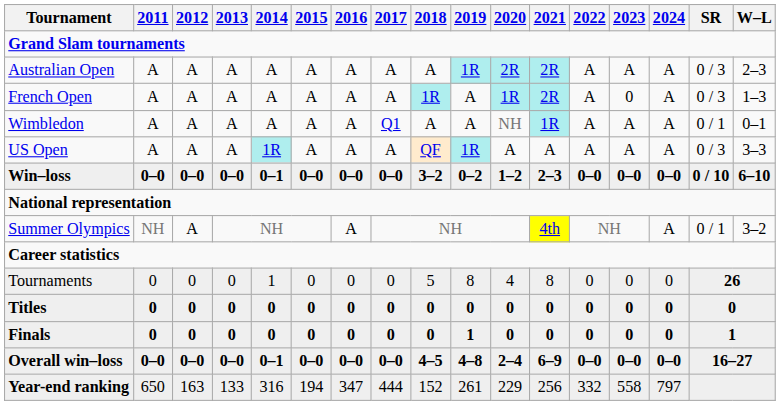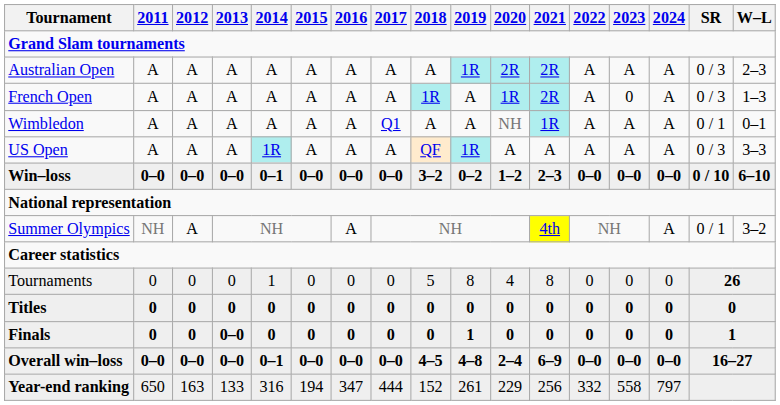(232, 334) 0 -> (232, 334) 0–0
